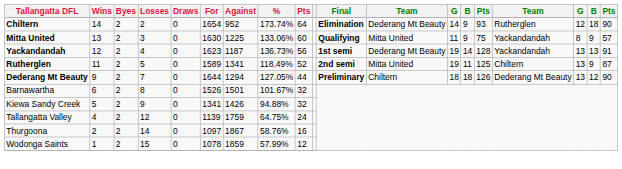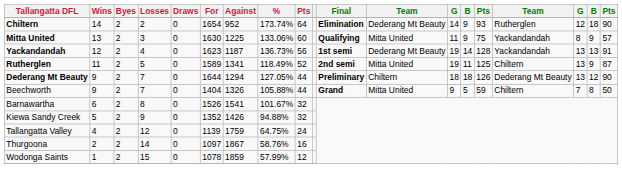+ row: (29, 90)
(234, 90) 1501 -> (234, 104) 1541
(212, 104) 1341 -> (212, 117) 1352
